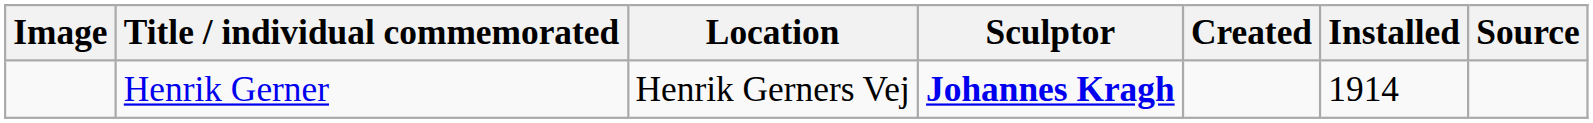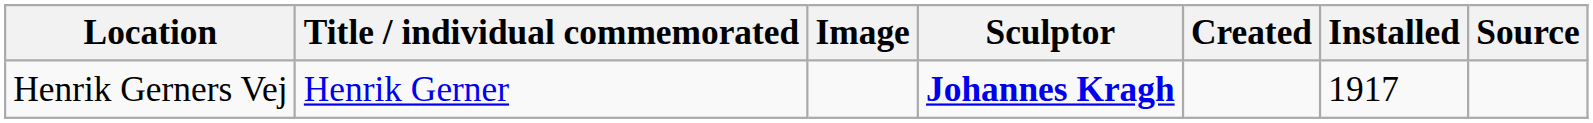columns swapped: (60, 32) <-> (773, 32)
(1364, 88) 1914 -> (1364, 88) 1917
